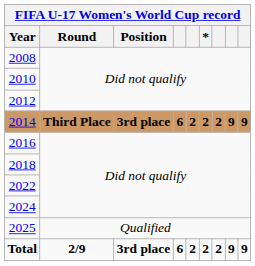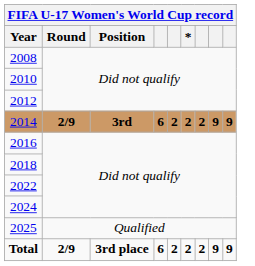(77, 121) Third Place -> (66, 121) 2/9
(144, 121) 3rd place -> (122, 121) 3rd
